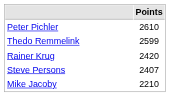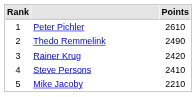+ column: (18, 12)
(149, 41) 2599 -> (175, 41) 2490
(149, 70) 2407 -> (175, 70) 2410
